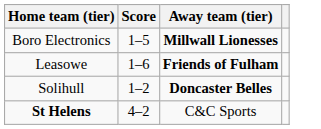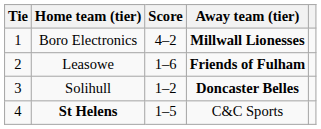+ column: (18, 16)
(139, 40) 1–5 -> (166, 40) 4–2
(139, 112) 4–2 -> (166, 112) 1–5
